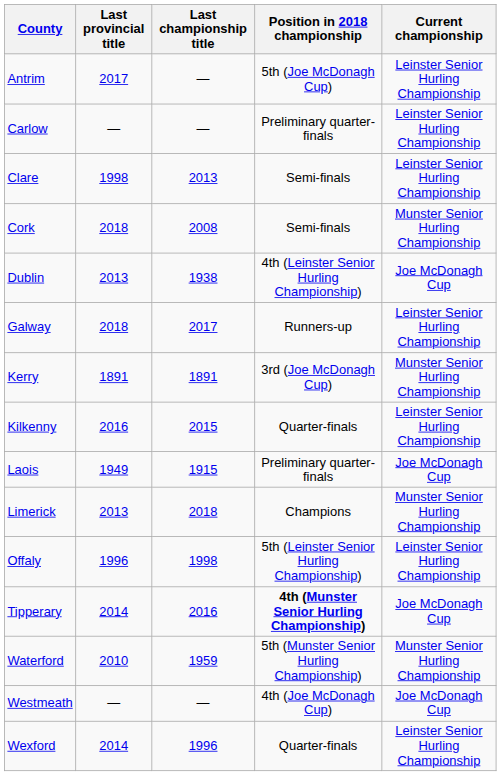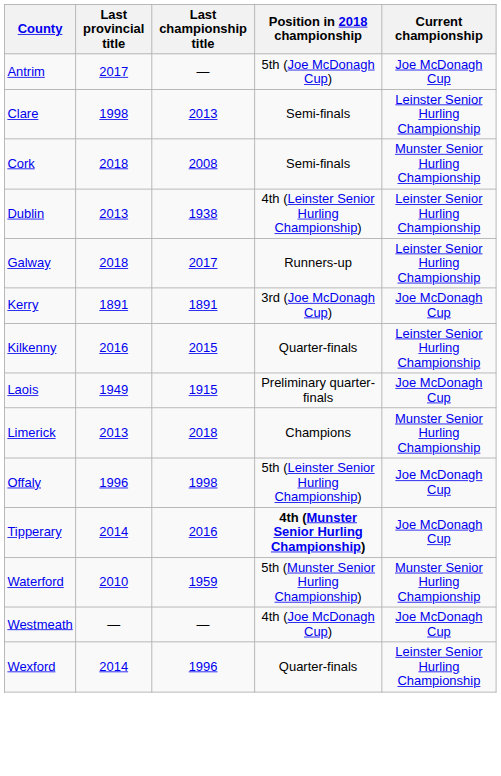(439, 79) Leinster Senior Hurling Championship -> (439, 71) Joe McDonagh Cup
- row: (28, 128)
(439, 277) Joe McDonagh Cup -> (439, 213) Leinster Senior Hurling Championship
(439, 377) Munster Senior Hurling Championship -> (439, 305) Joe McDonagh Cup
(439, 561) Leinster Senior Hurling Championship -> (439, 482) Joe McDonagh Cup
